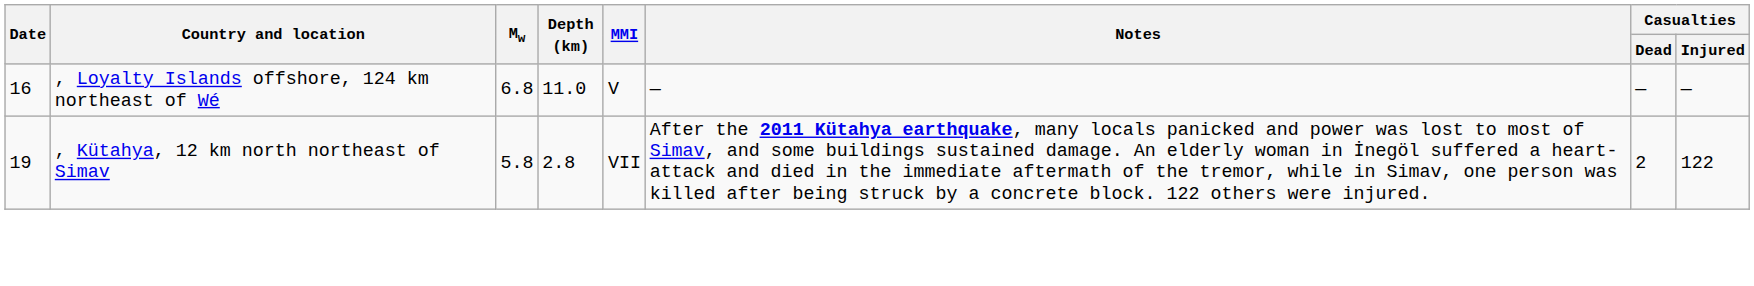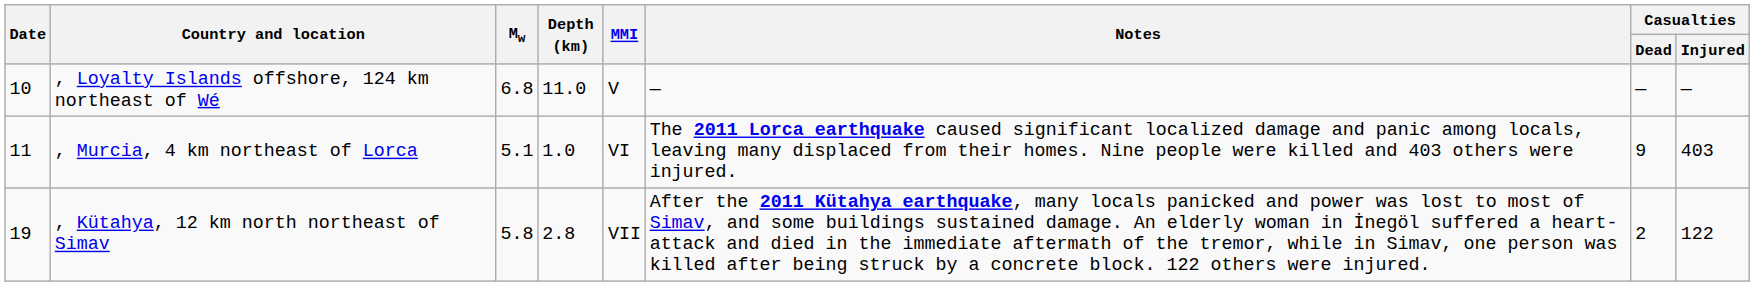(20, 90) 16 -> (20, 90) 10
+ row: (236, 152)
